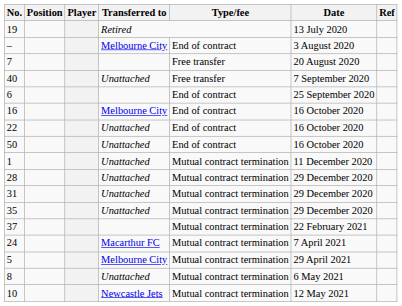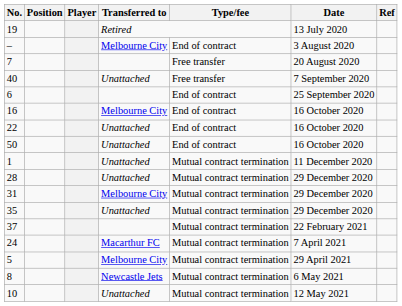(125, 194) Unattached -> (134, 194) Melbourne City
(125, 276) Unattached -> (132, 276) Newcastle Jets
(132, 293) Newcastle Jets -> (125, 293) Unattached
